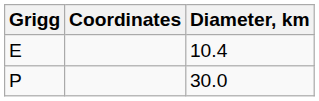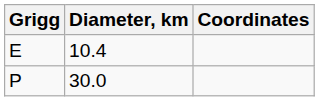columns swapped: (125, 19) <-> (250, 19)
